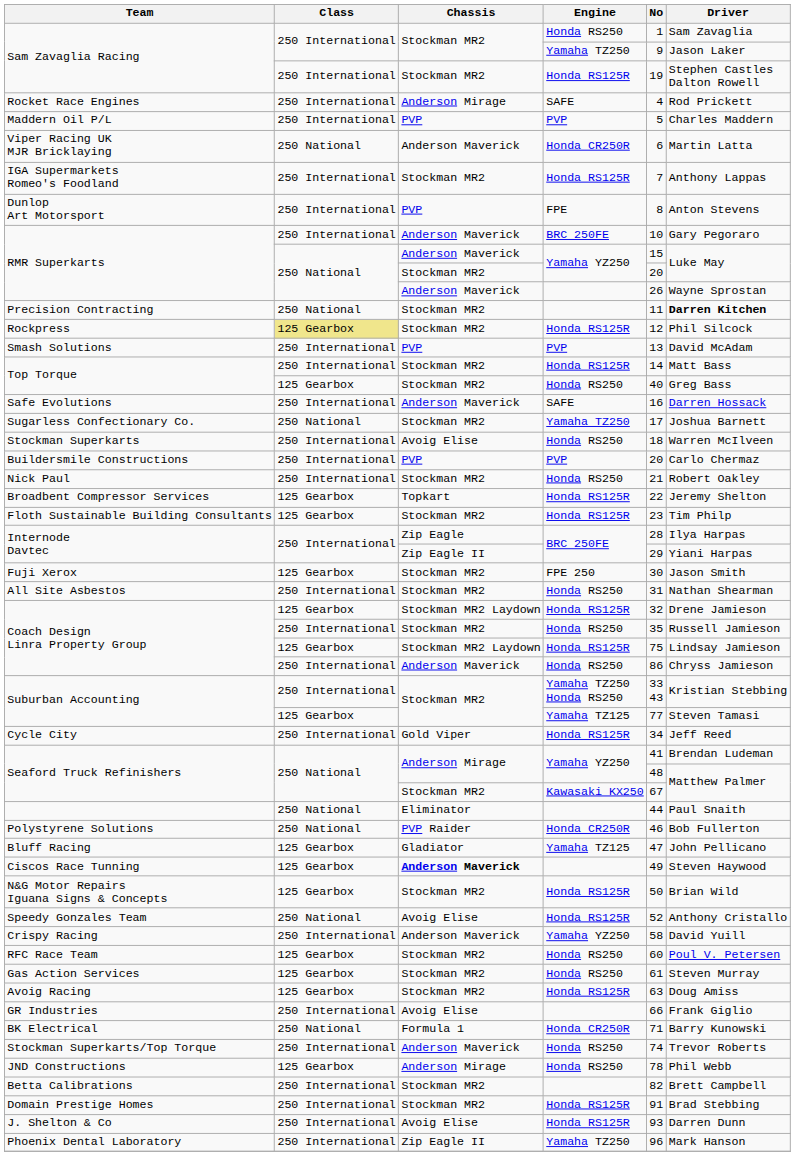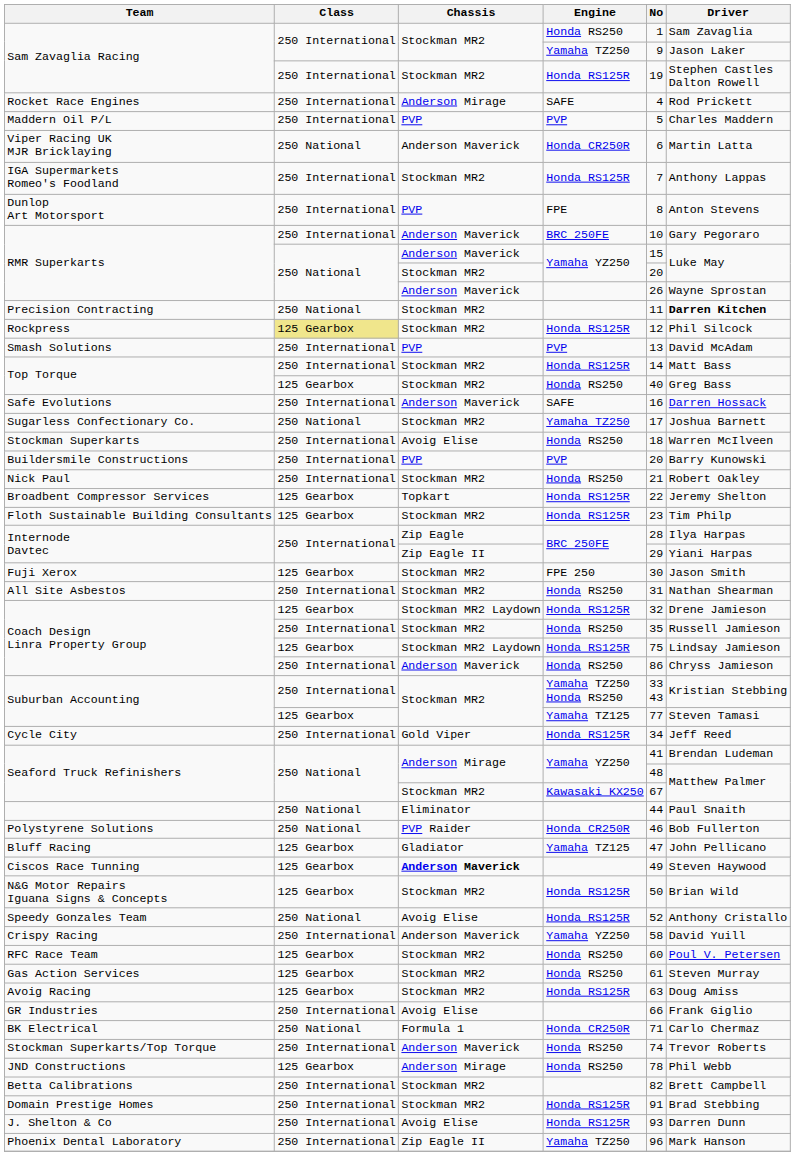(714, 460) Carlo Chermaz -> (718, 460) Barry Kunowski
(718, 1030) Barry Kunowski -> (714, 1030) Carlo Chermaz
